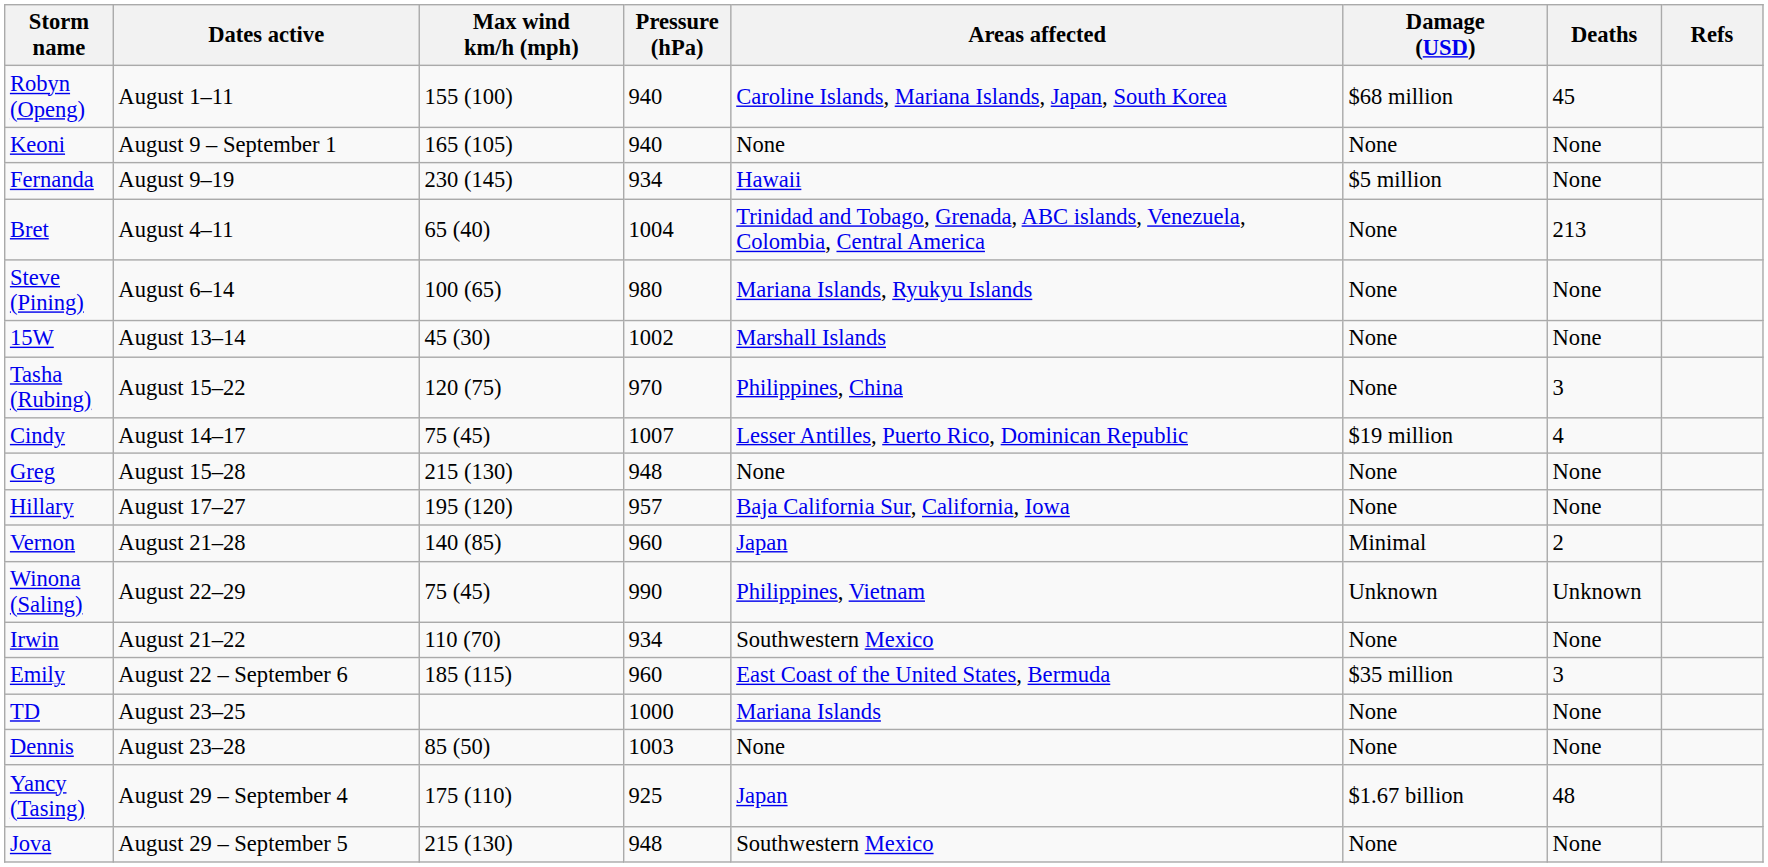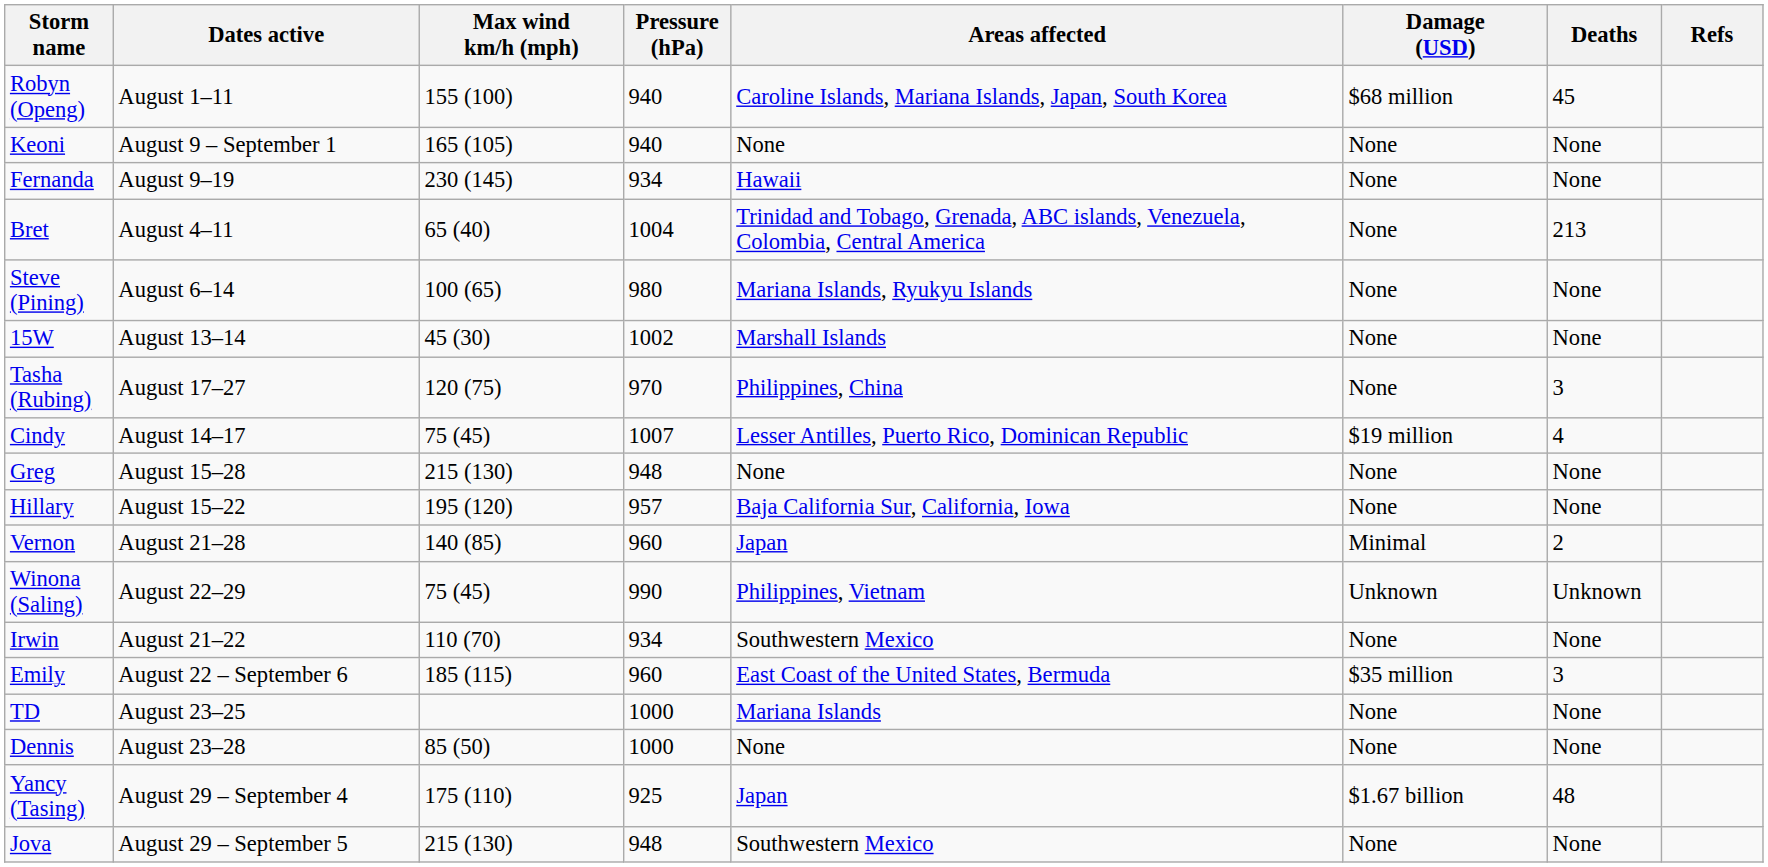(1395, 180) $5 million -> (1373, 180) None
(182, 387) August 15–22 -> (182, 387) August 17–27
(182, 507) August 17–27 -> (182, 507) August 15–22
(651, 747) 1003 -> (651, 747) 1000
